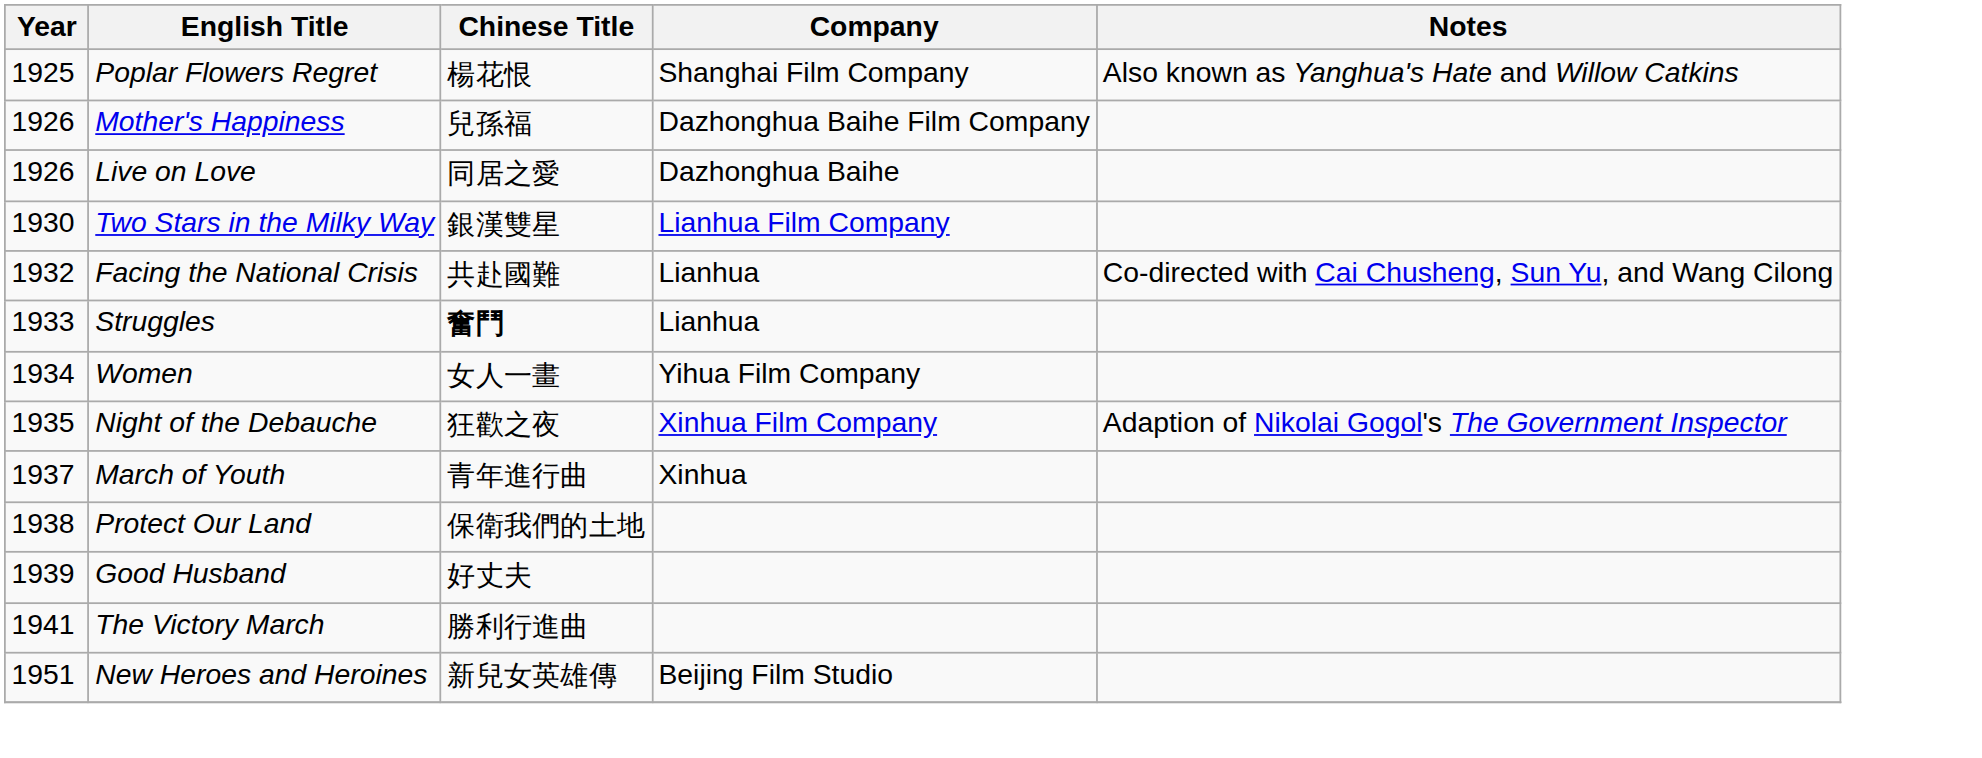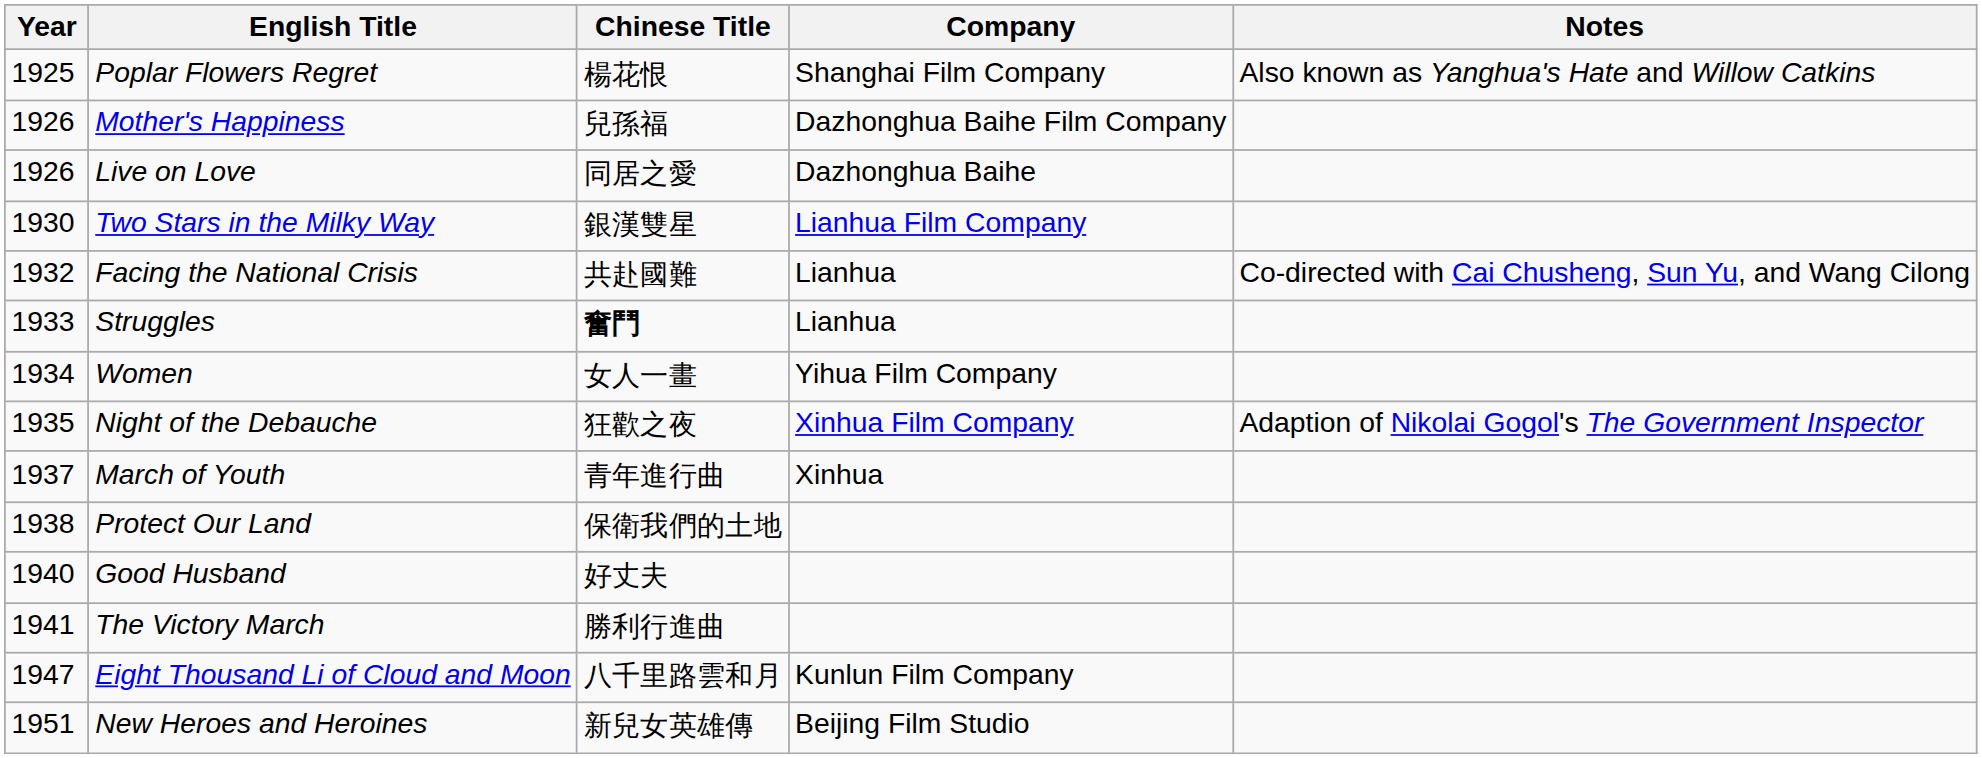(43, 574) 1939 -> (43, 574) 1940
+ row: (333, 674)
